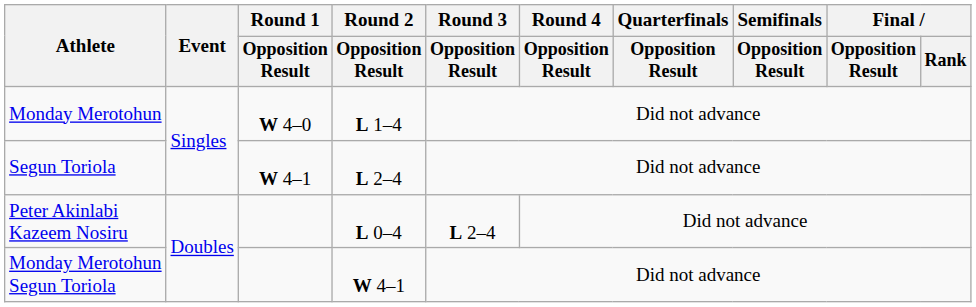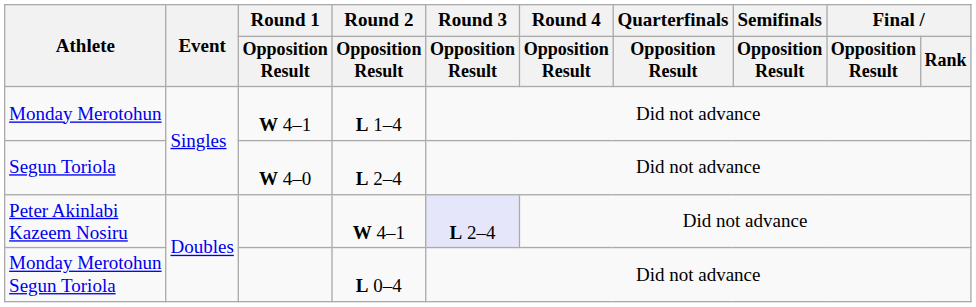(285, 125) W 4–0 -> (285, 125) W 4–1
(285, 178) W 4–1 -> (285, 178) W 4–0
(379, 232) L 0–4 -> (379, 232) W 4–1
(473, 232) no background -> (473, 232) lavender background
(379, 286) W 4–1 -> (379, 286) L 0–4
